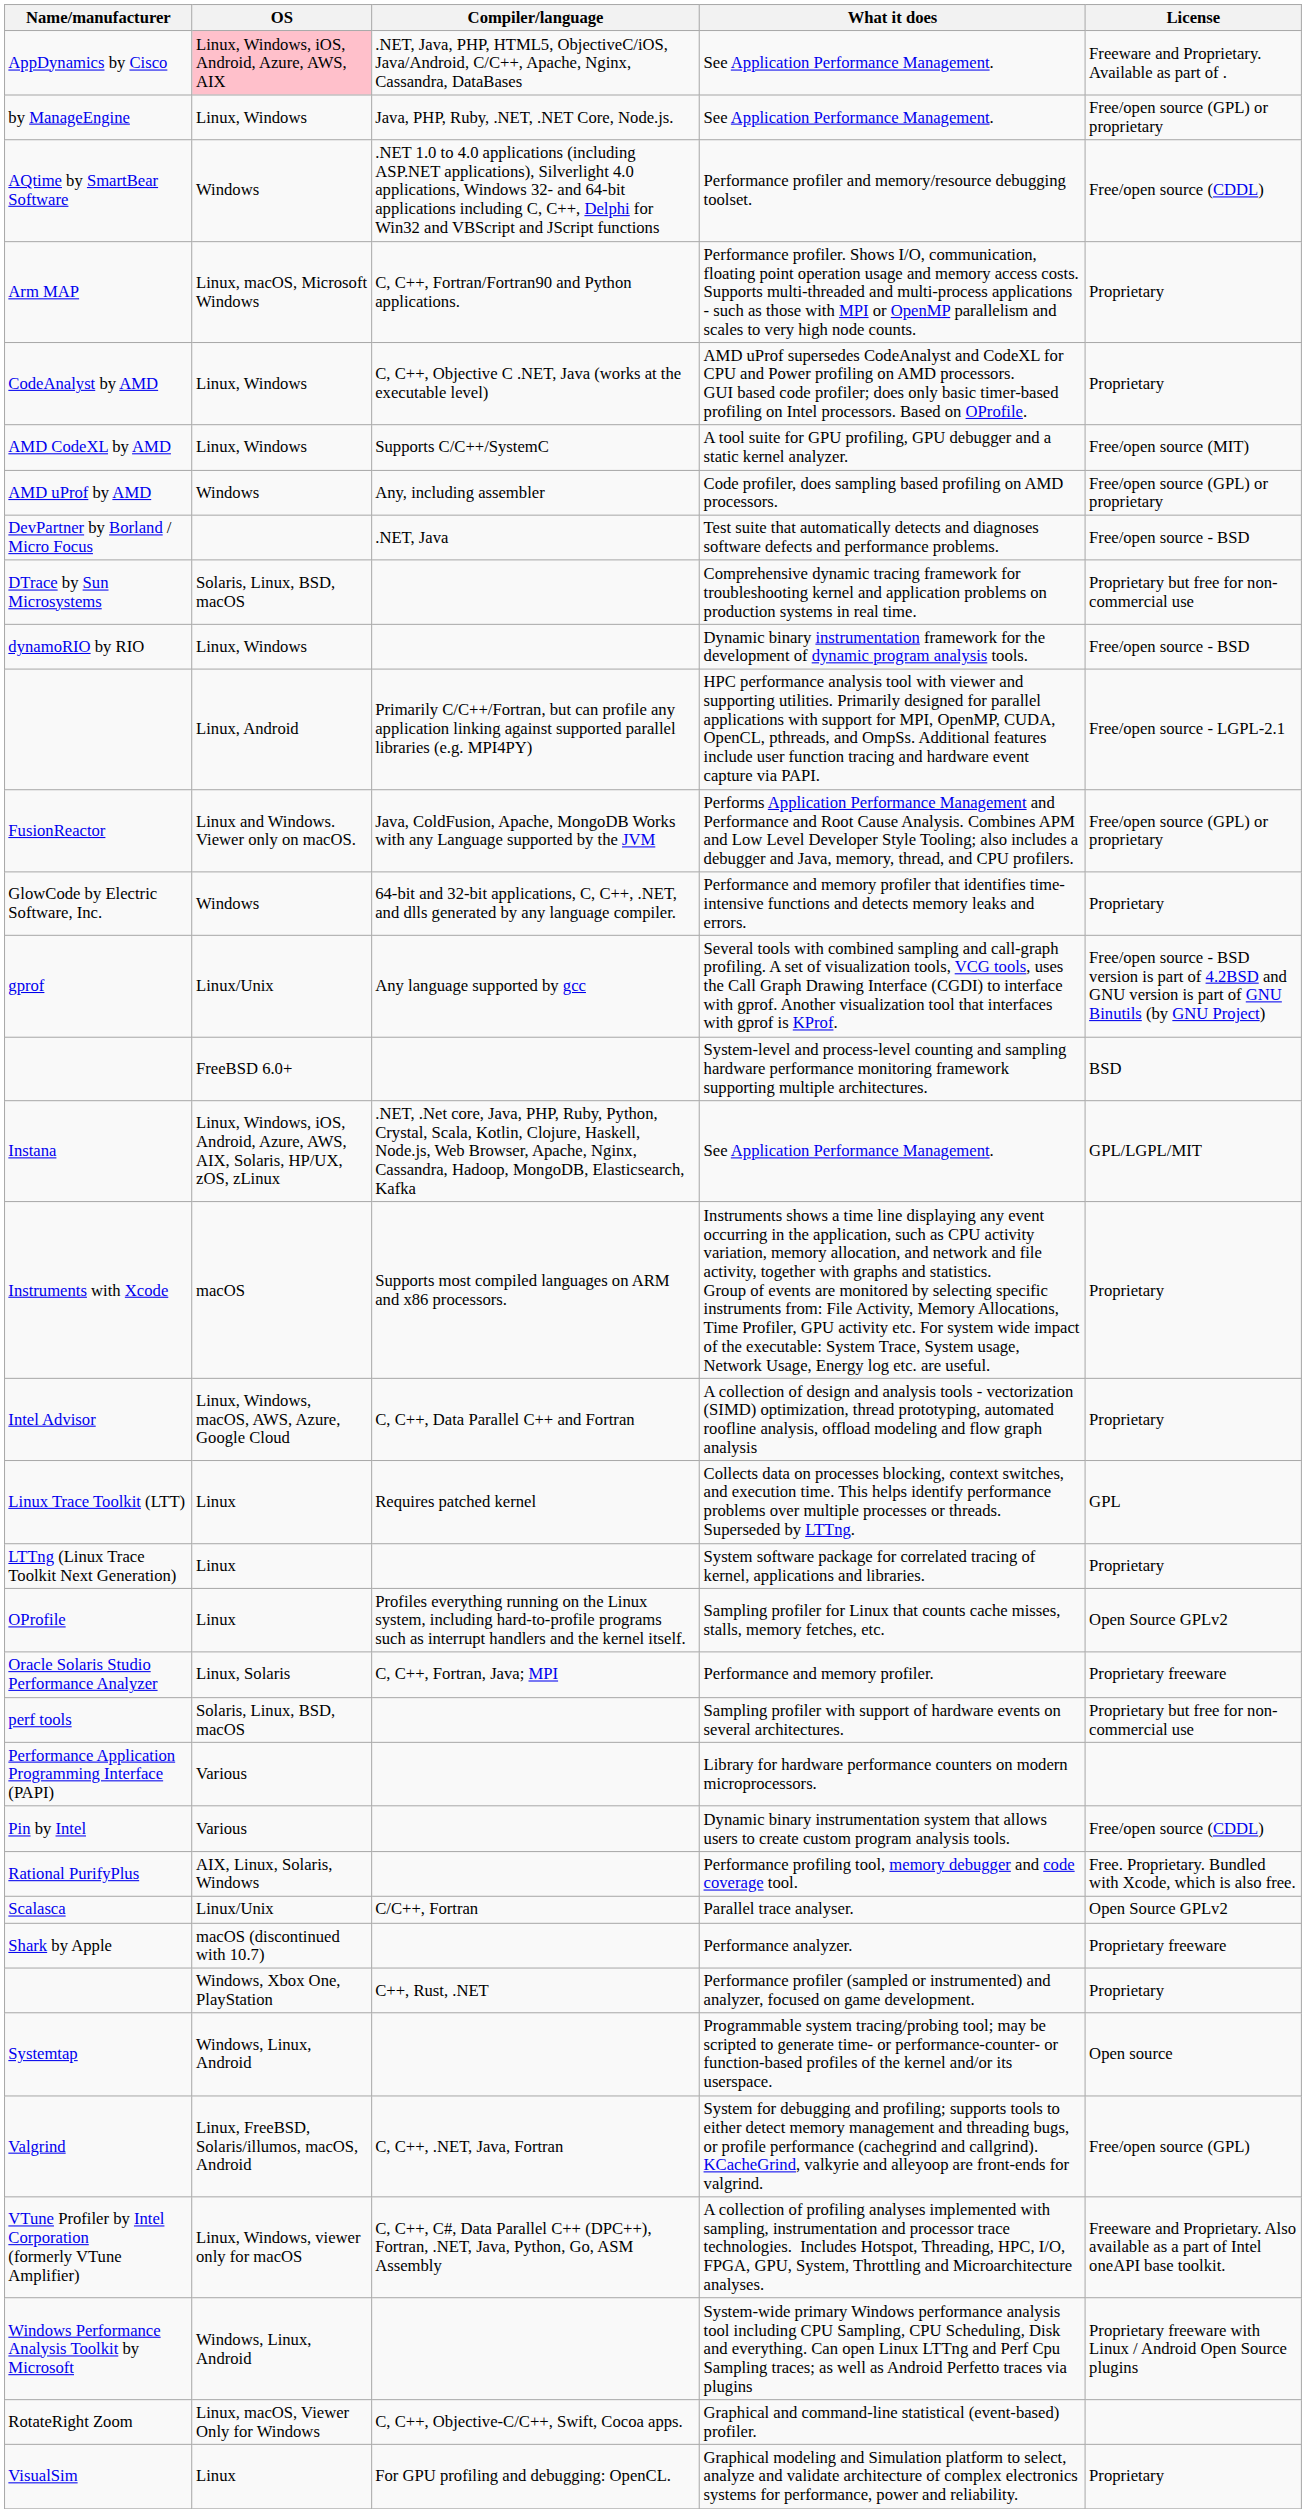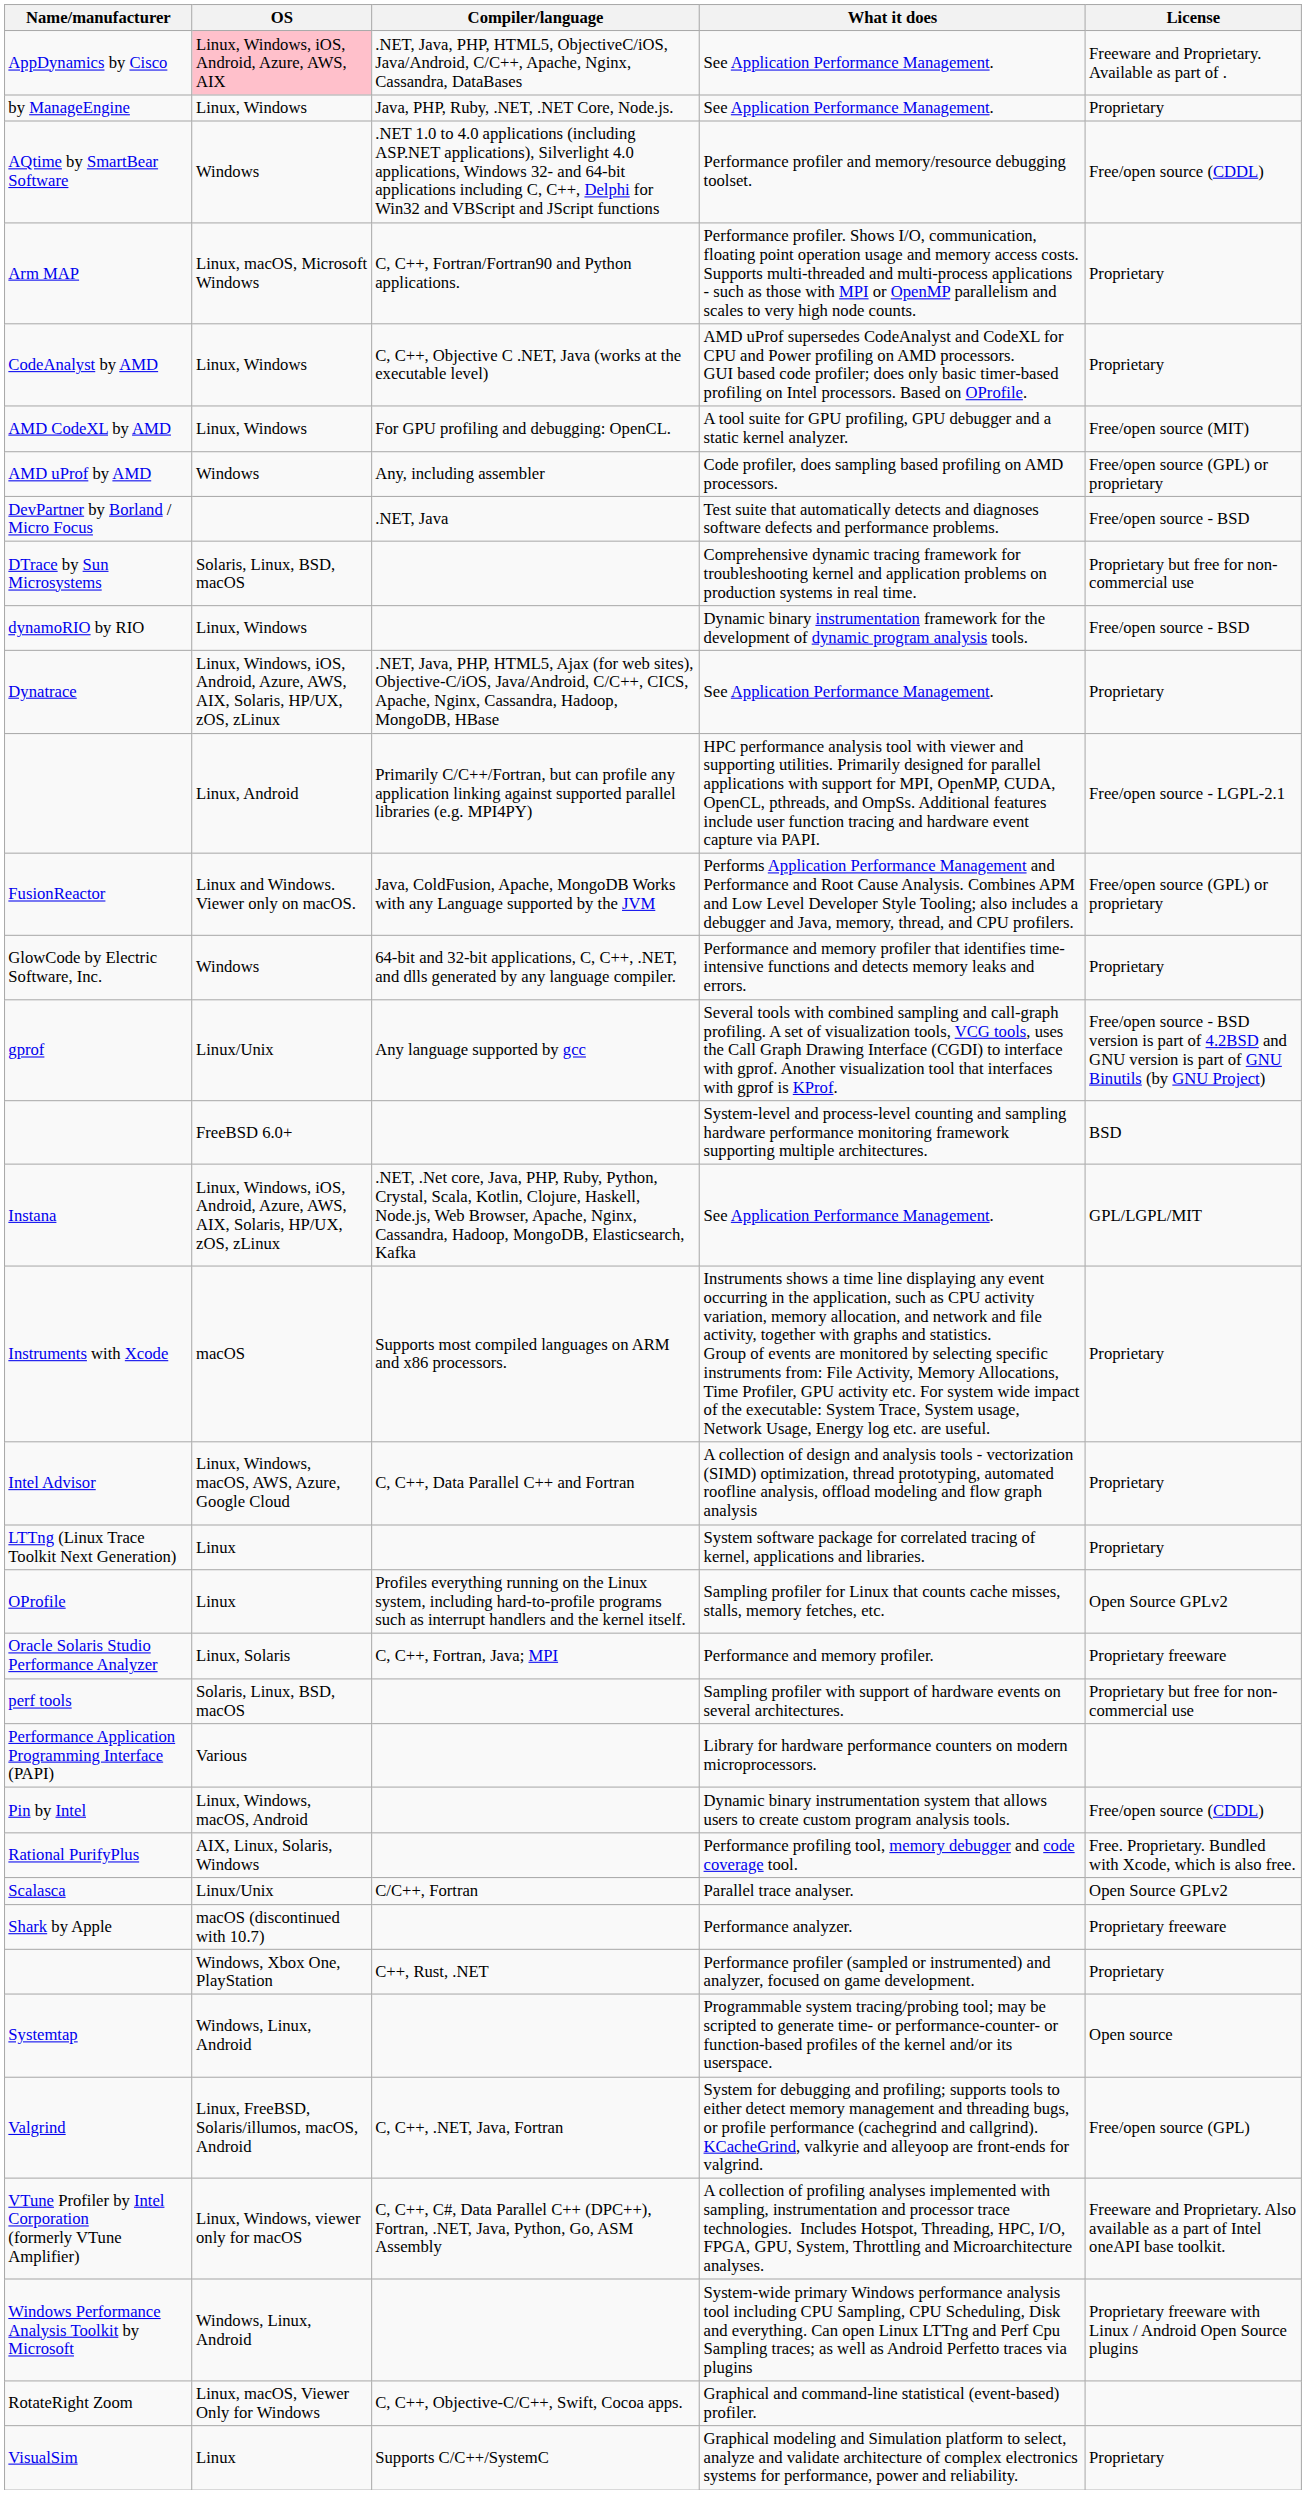(1179, 117) Free/open source (GPL) or proprietary -> (1127, 107) Proprietary
(462, 447) Supports C/C++/SystemC -> (523, 428) For GPU profiling and debugging: OpenCL.
+ row: (43, 691)
- row: (97, 1501)
(221, 1828) Various -> (254, 1810) Linux, Windows, macOS, Android
(523, 2476) For GPU profiling and debugging: OpenCL. -> (462, 2457) Supports C/C++/SystemC
